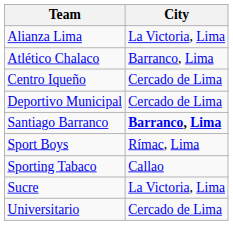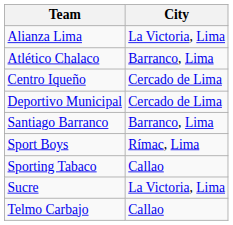(175, 123) bold -> (171, 123) normal
+ row: (48, 209)
- row: (43, 209)
